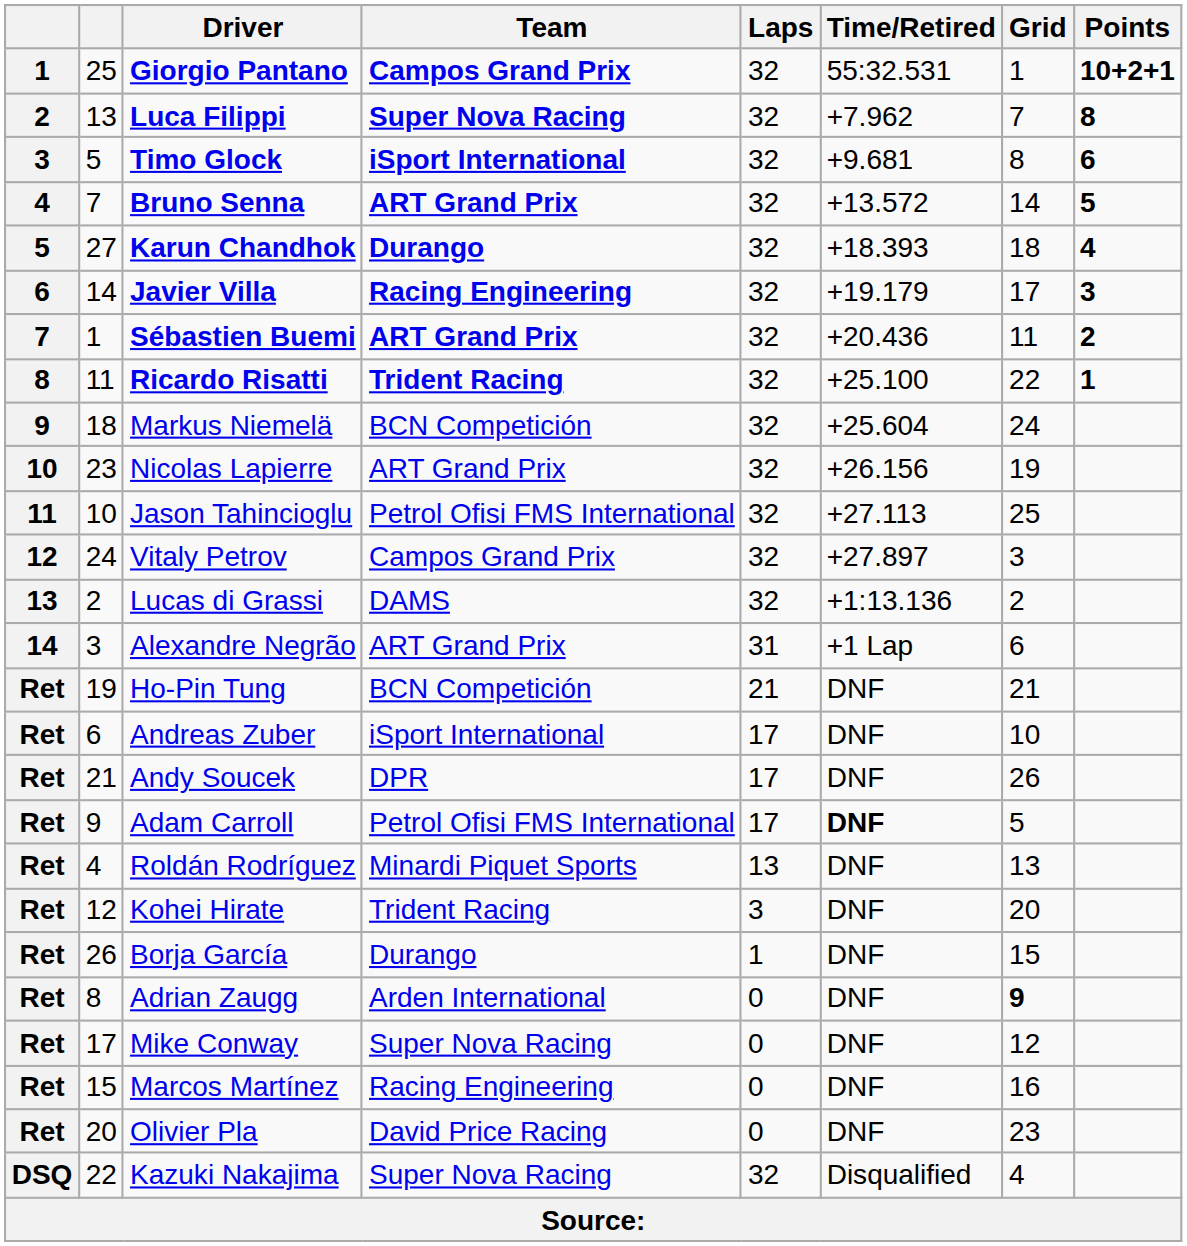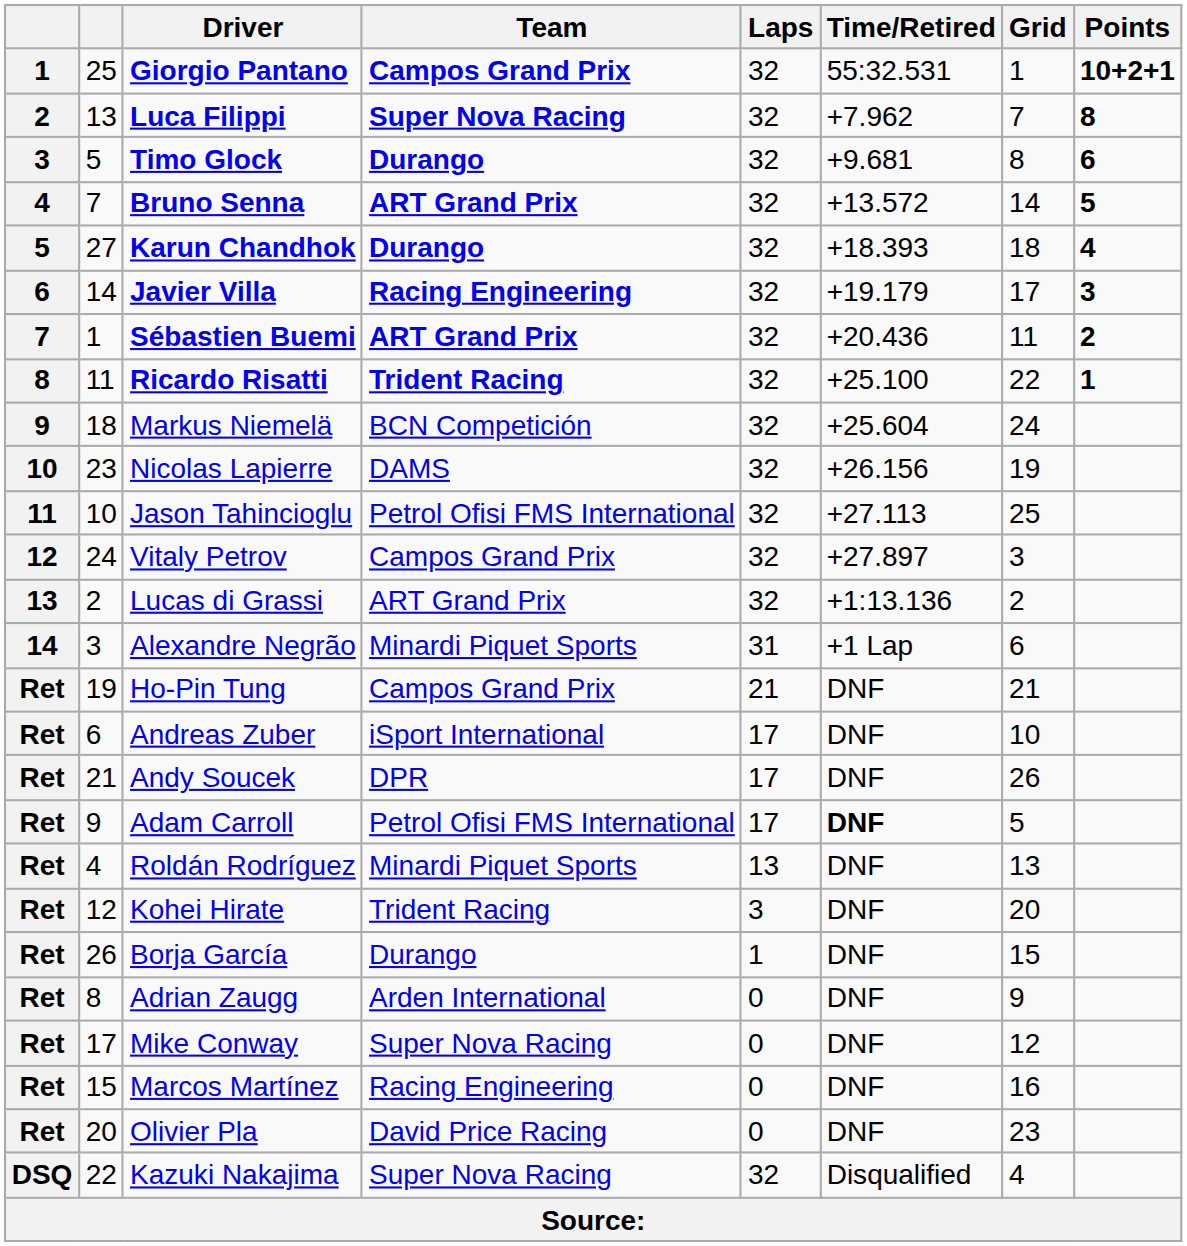(497, 159) iSport International -> (427, 159) Durango
(467, 468) ART Grand Prix -> (409, 468) DAMS
(409, 601) DAMS -> (467, 601) ART Grand Prix
(467, 645) ART Grand Prix -> (503, 645) Minardi Piquet Sports
(480, 689) BCN Competición -> (492, 689) Campos Grand Prix
(1017, 998) bold -> (1017, 998) normal
